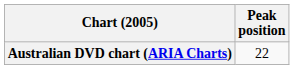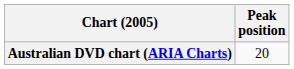(262, 53) 22 -> (262, 53) 20
